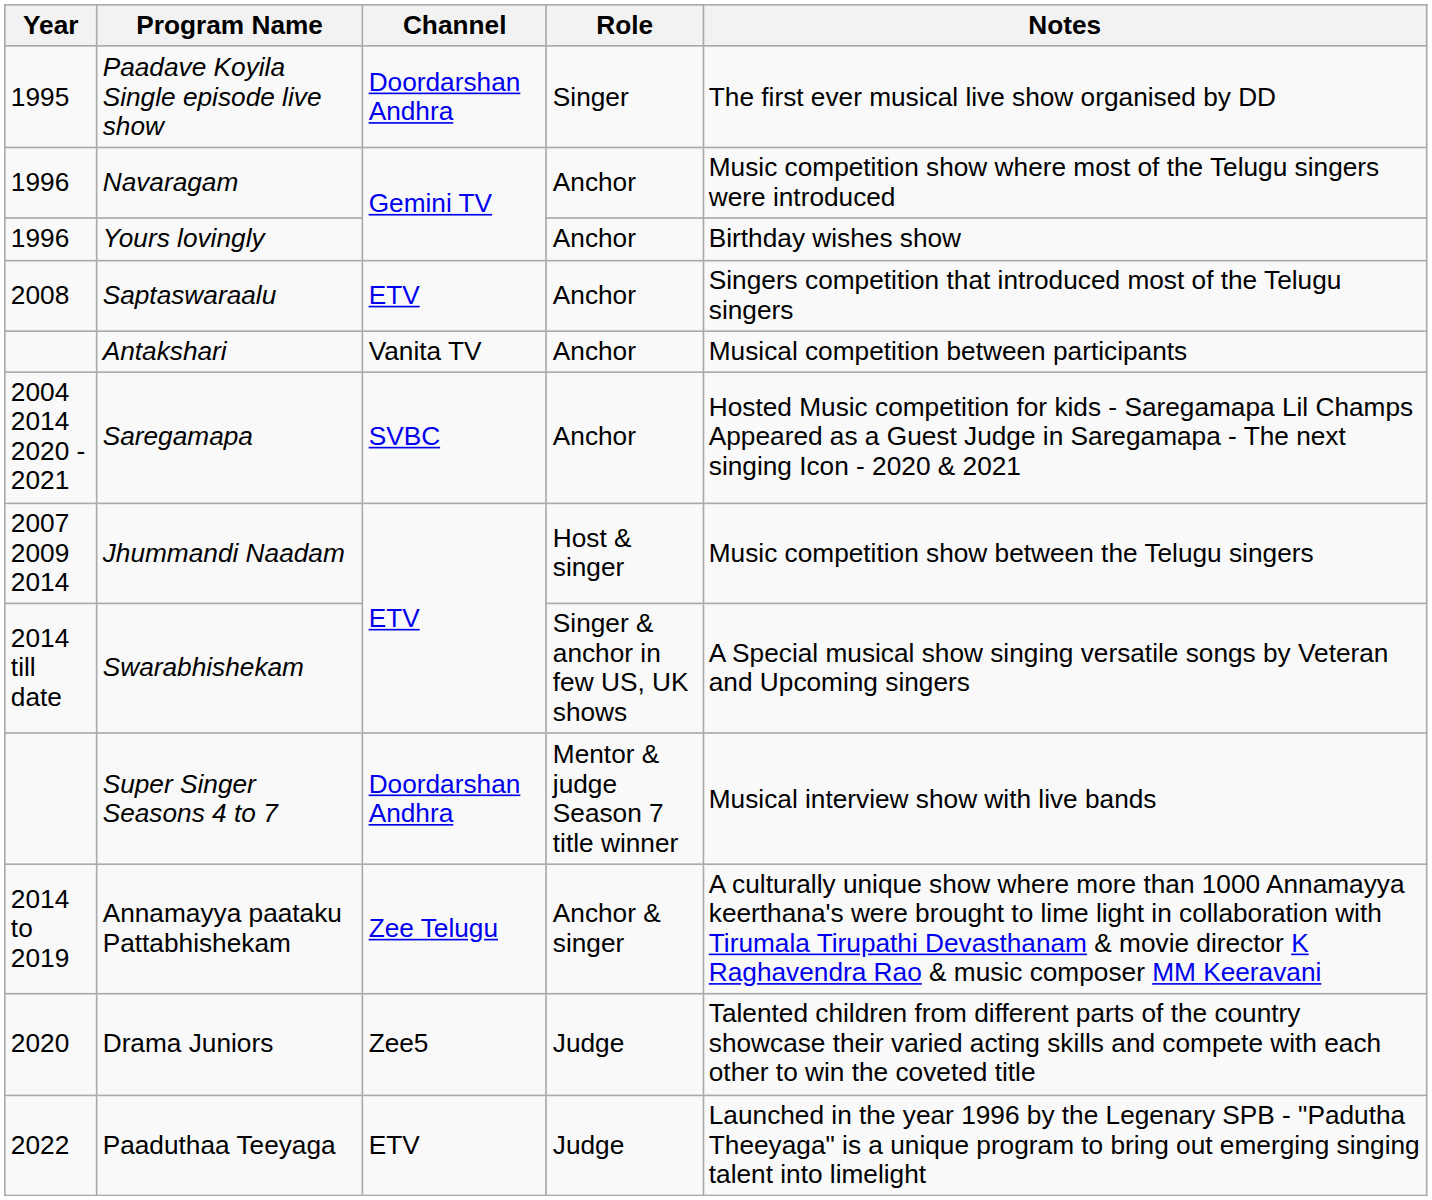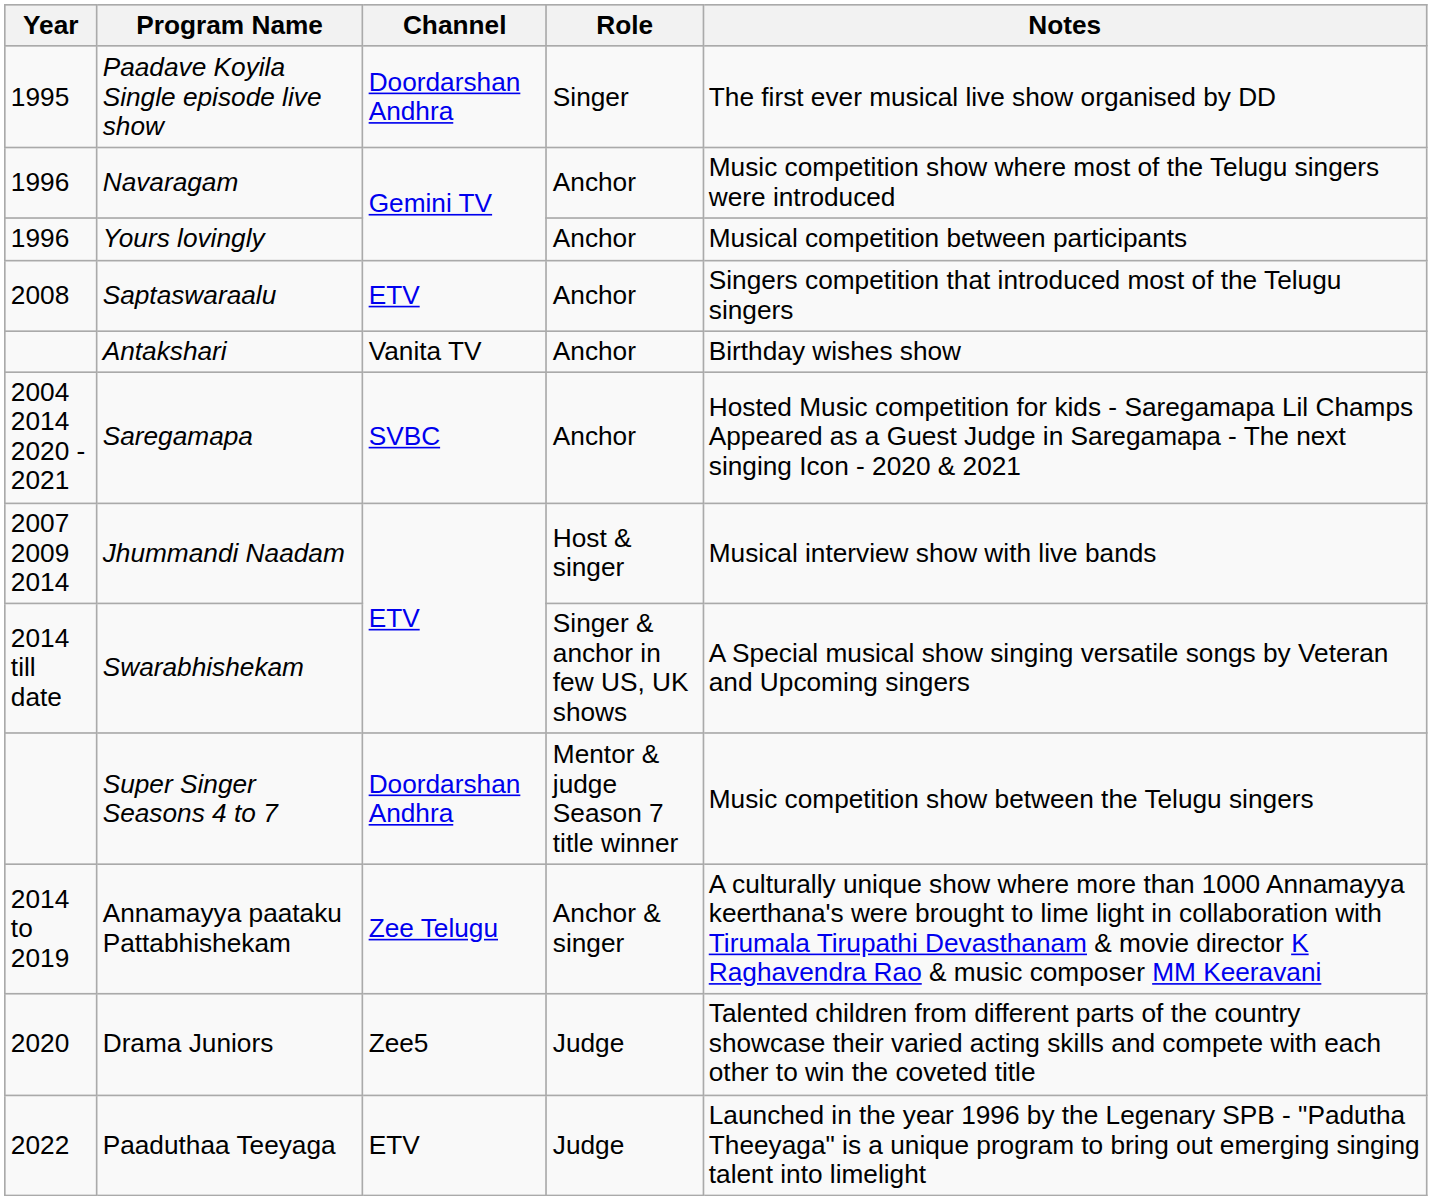(835, 238) Birthday wishes show -> (948, 238) Musical competition between participants
(948, 351) Musical competition between participants -> (835, 351) Birthday wishes show
(1011, 552) Music competition show between the Telugu singers -> (933, 552) Musical interview show with live bands
(933, 798) Musical interview show with live bands -> (1011, 798) Music competition show between the Telugu singers
